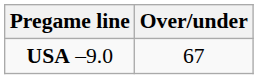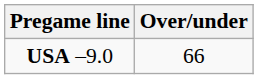(194, 55) 67 -> (194, 55) 66
